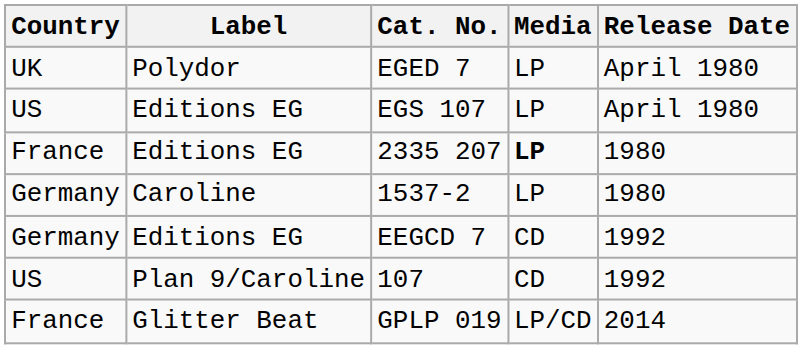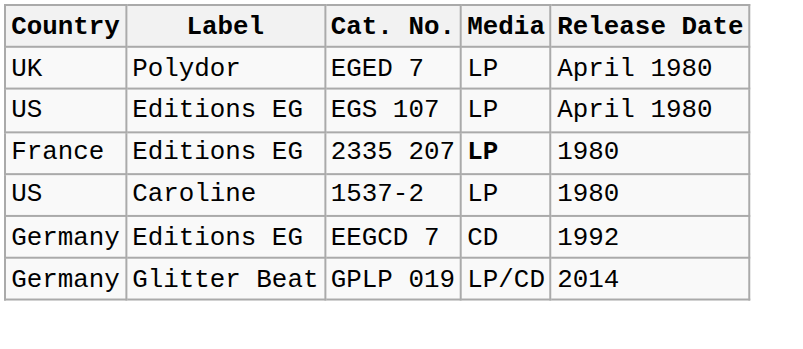(65, 195) Germany -> (27, 195) US
- row: (401, 279)
(58, 321) France -> (65, 279) Germany
